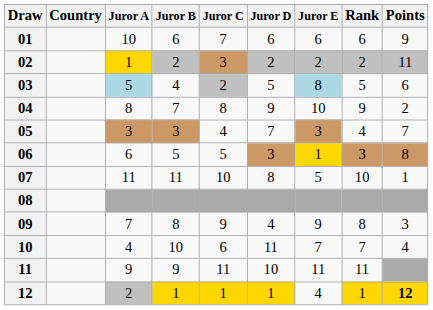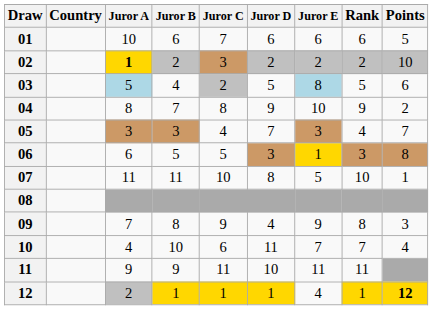(405, 39) 9 -> (405, 39) 5
(129, 62) normal -> (129, 62) bold
(405, 62) 11 -> (405, 62) 10
